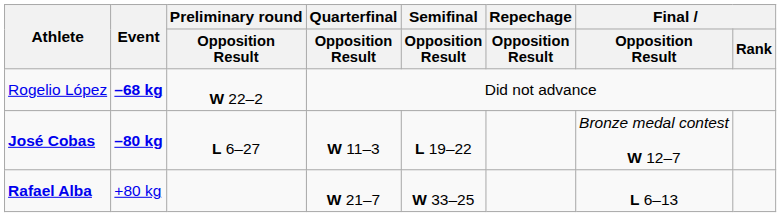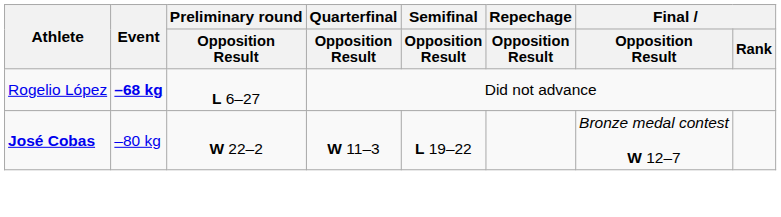(236, 98) W 22–2 -> (236, 98) L 6–27
(138, 140) bold -> (138, 140) normal
(236, 149) L 6–27 -> (236, 149) W 22–2
- row: (50, 191)
